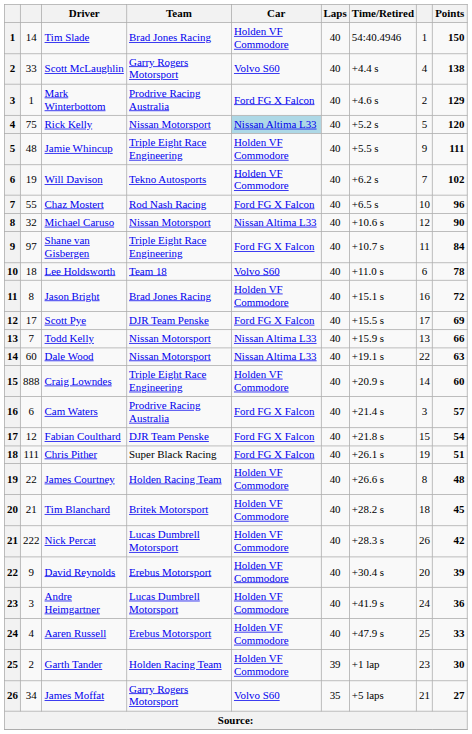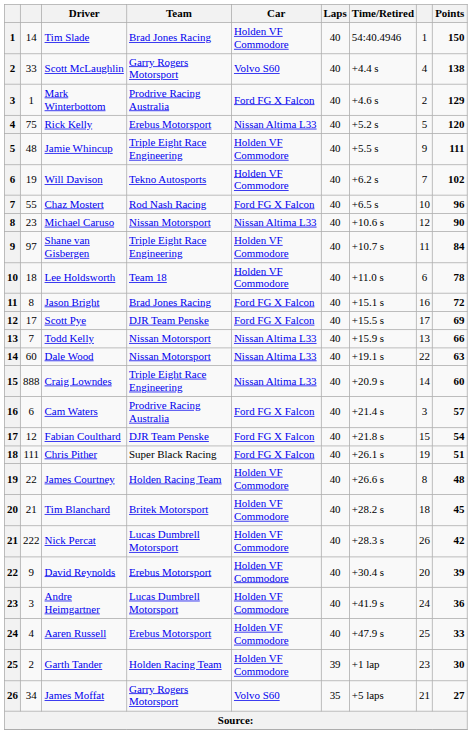(170, 124) Nissan Motorsport -> (170, 124) Erebus Motorsport
(275, 124) lightblue background -> (275, 124) no background
(31, 222) 32 -> (31, 222) 23
(274, 247) Ford FG X Falcon -> (261, 247) Holden VF Commodore
(257, 271) Volvo S60 -> (261, 278) Holden VF Commodore
(261, 296) Holden VF Commodore -> (274, 302) Ford FG X Falcon
(261, 381) Holden VF Commodore -> (275, 381) Nissan Altima L33
